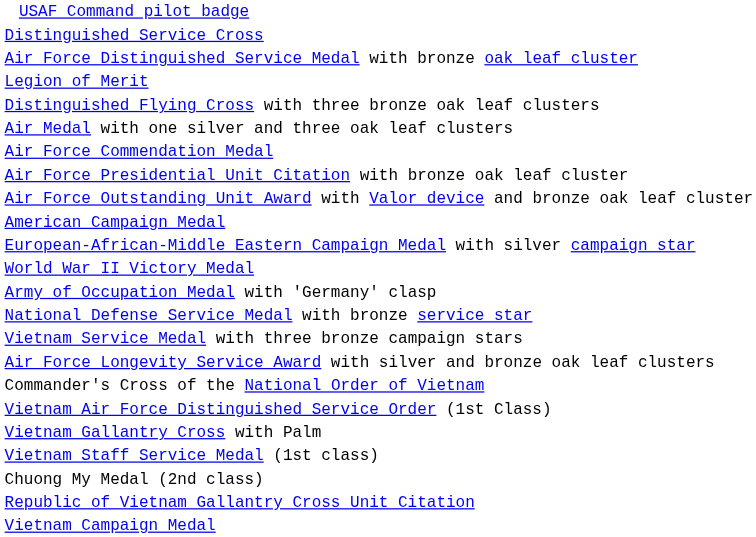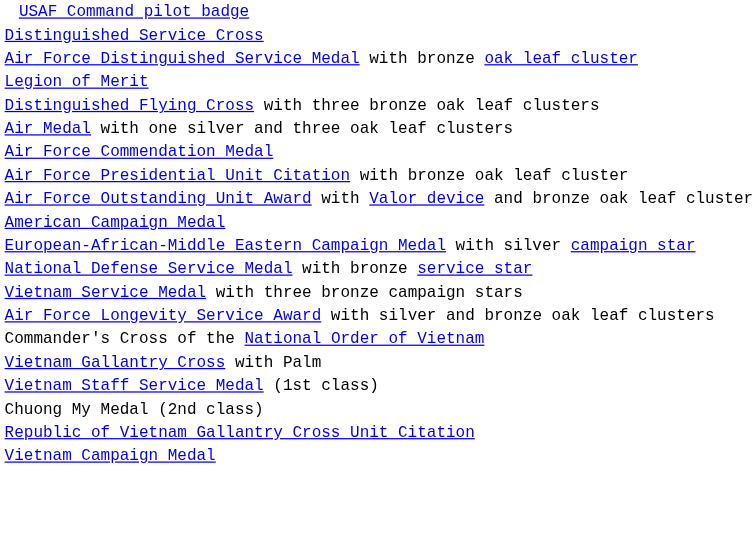- row: (129, 269)
- row: (221, 292)
- row: (278, 409)
